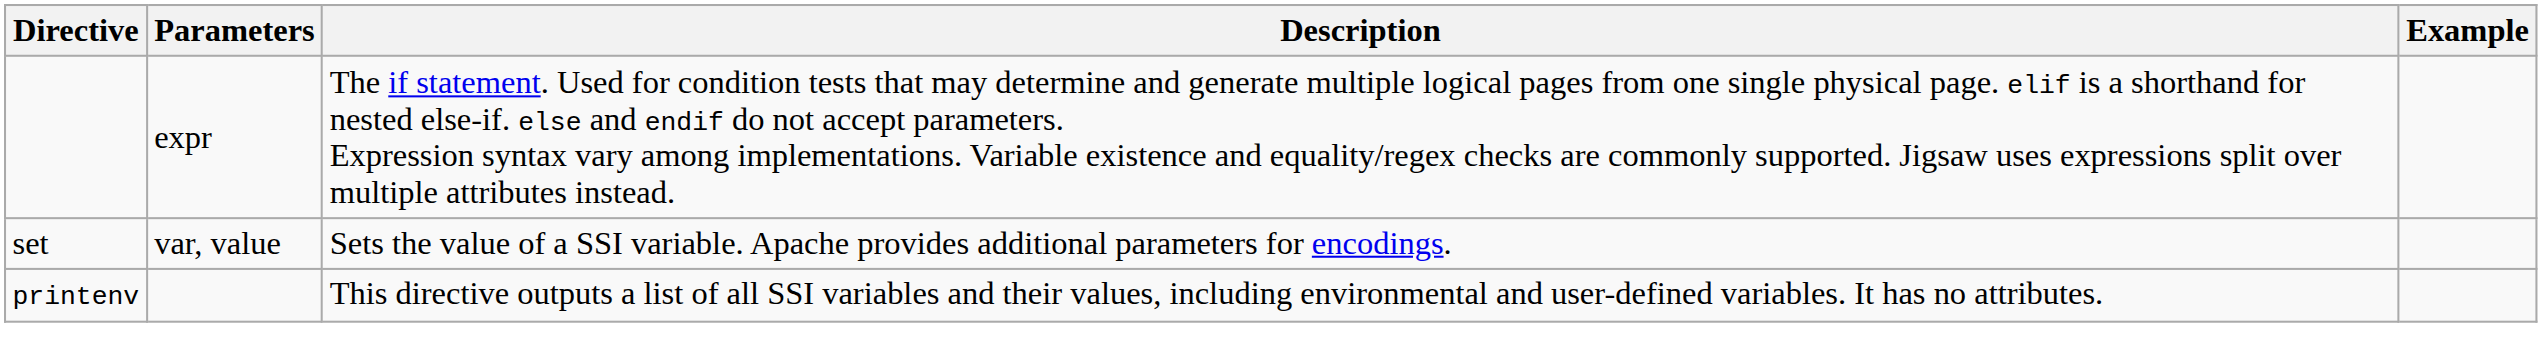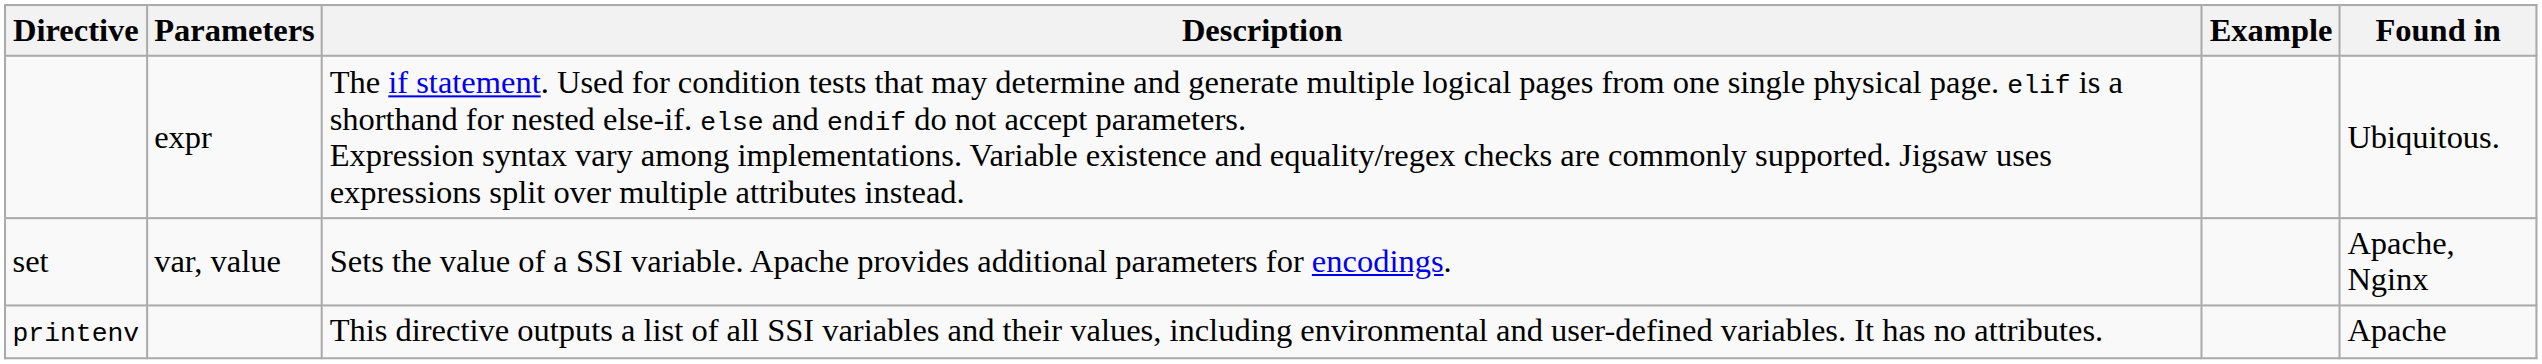+ column: (2438, 30)
